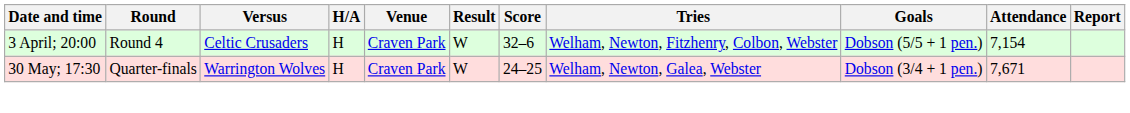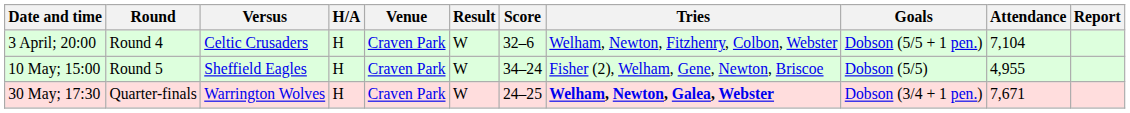(1008, 42) 7,154 -> (1008, 42) 7,104
+ row: (54, 68)
(655, 68) normal -> (662, 94) bold
